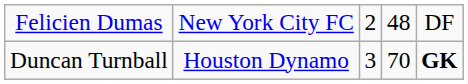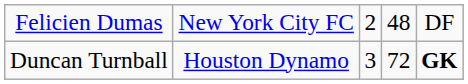(399, 60) 70 -> (399, 60) 72
